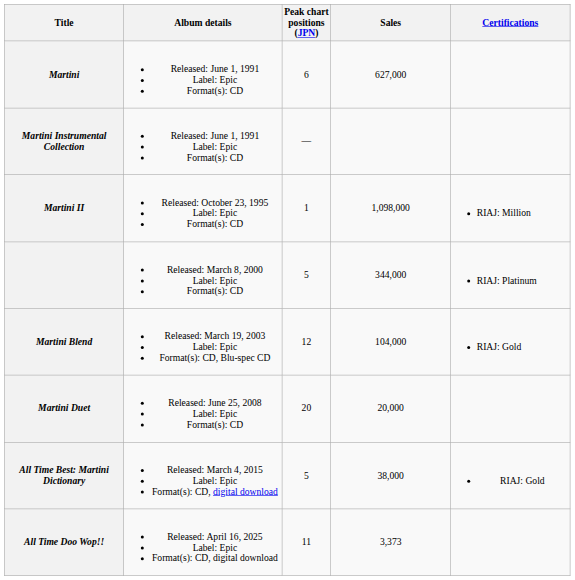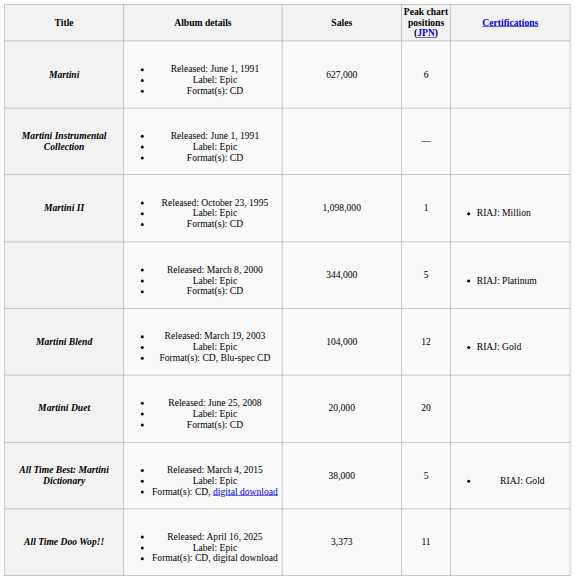columns swapped: (306, 22) <-> (391, 22)
